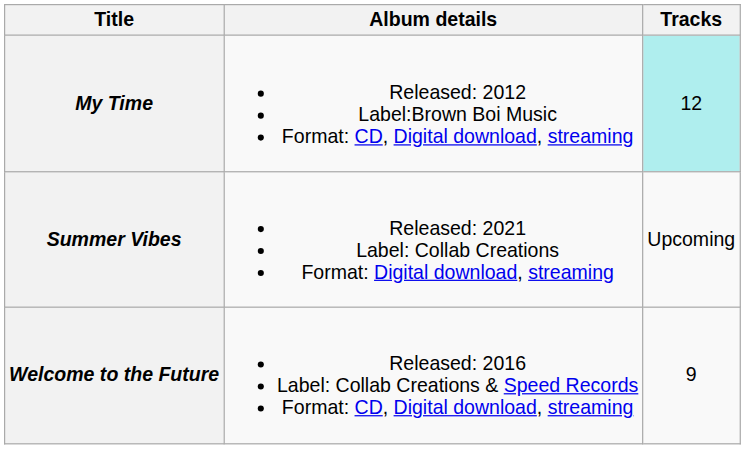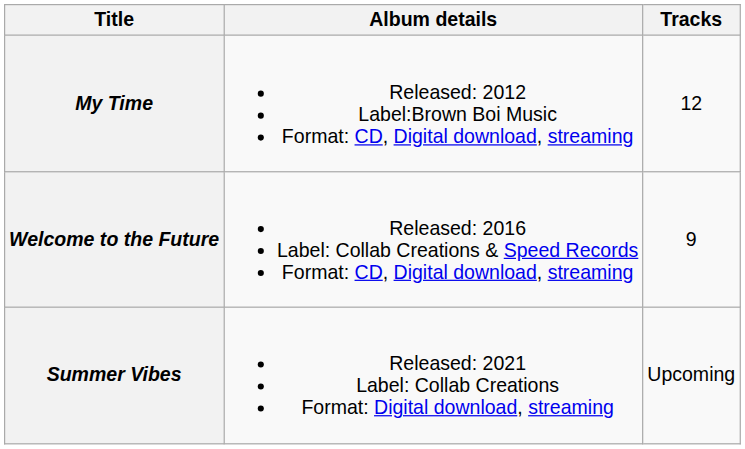(691, 103) paleturquoise background -> (691, 103) no background
rows swapped: (114, 375) <-> (114, 239)
